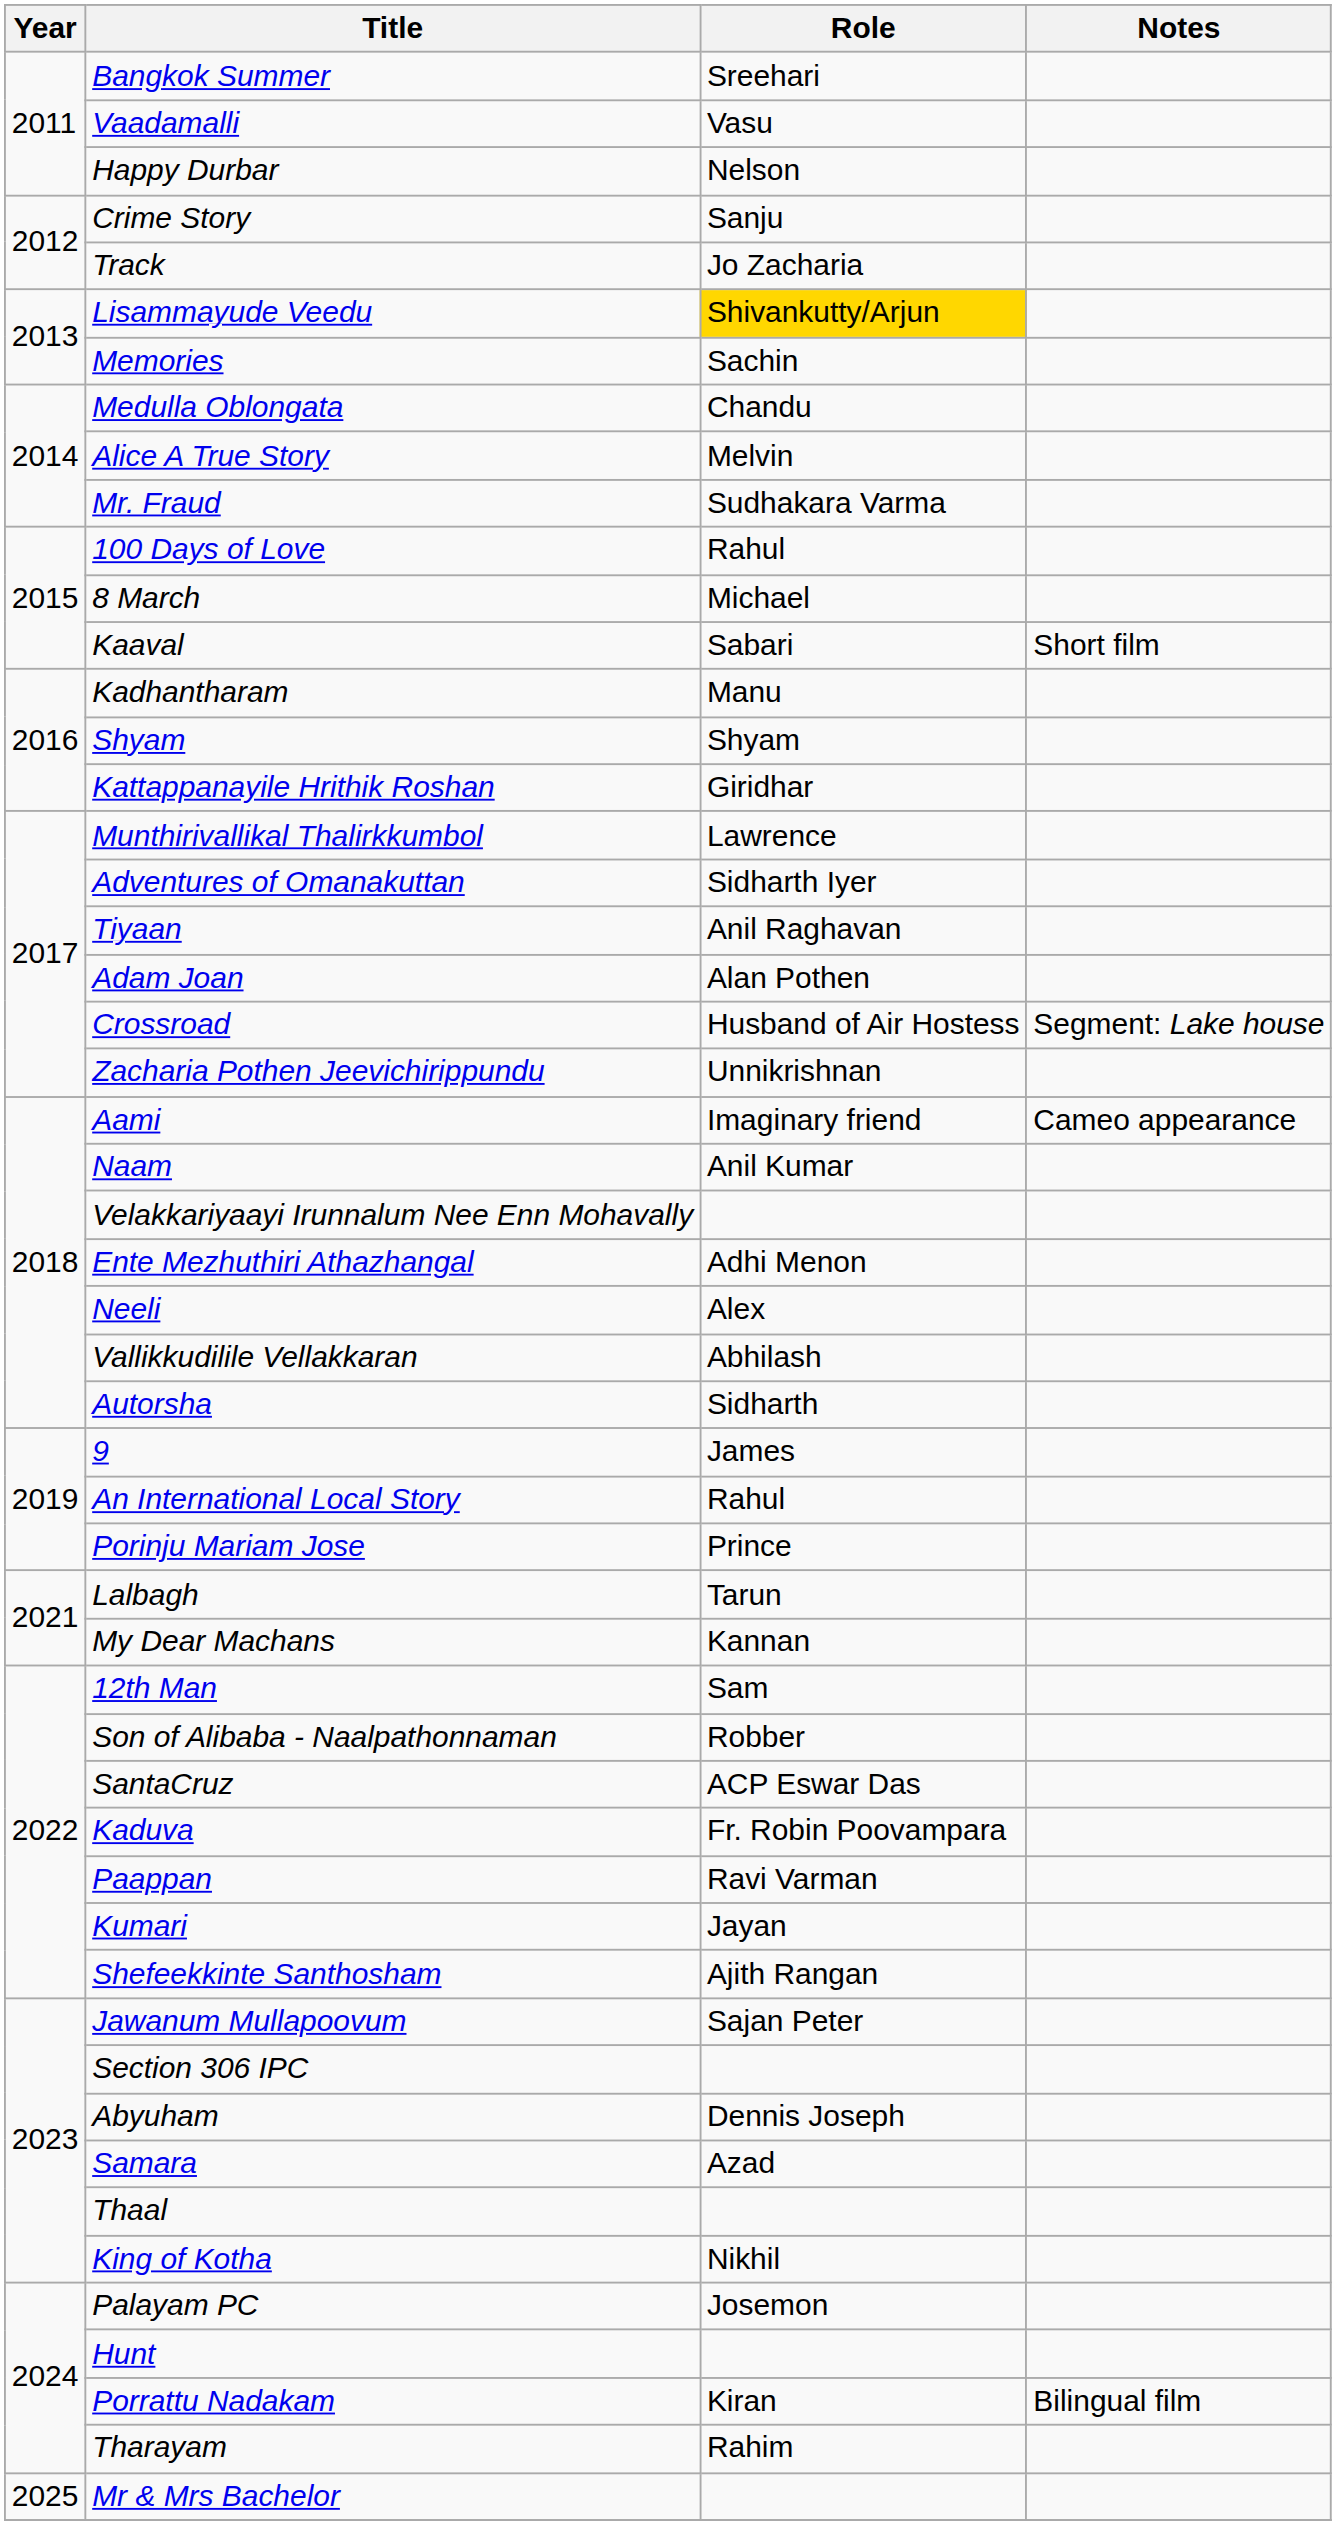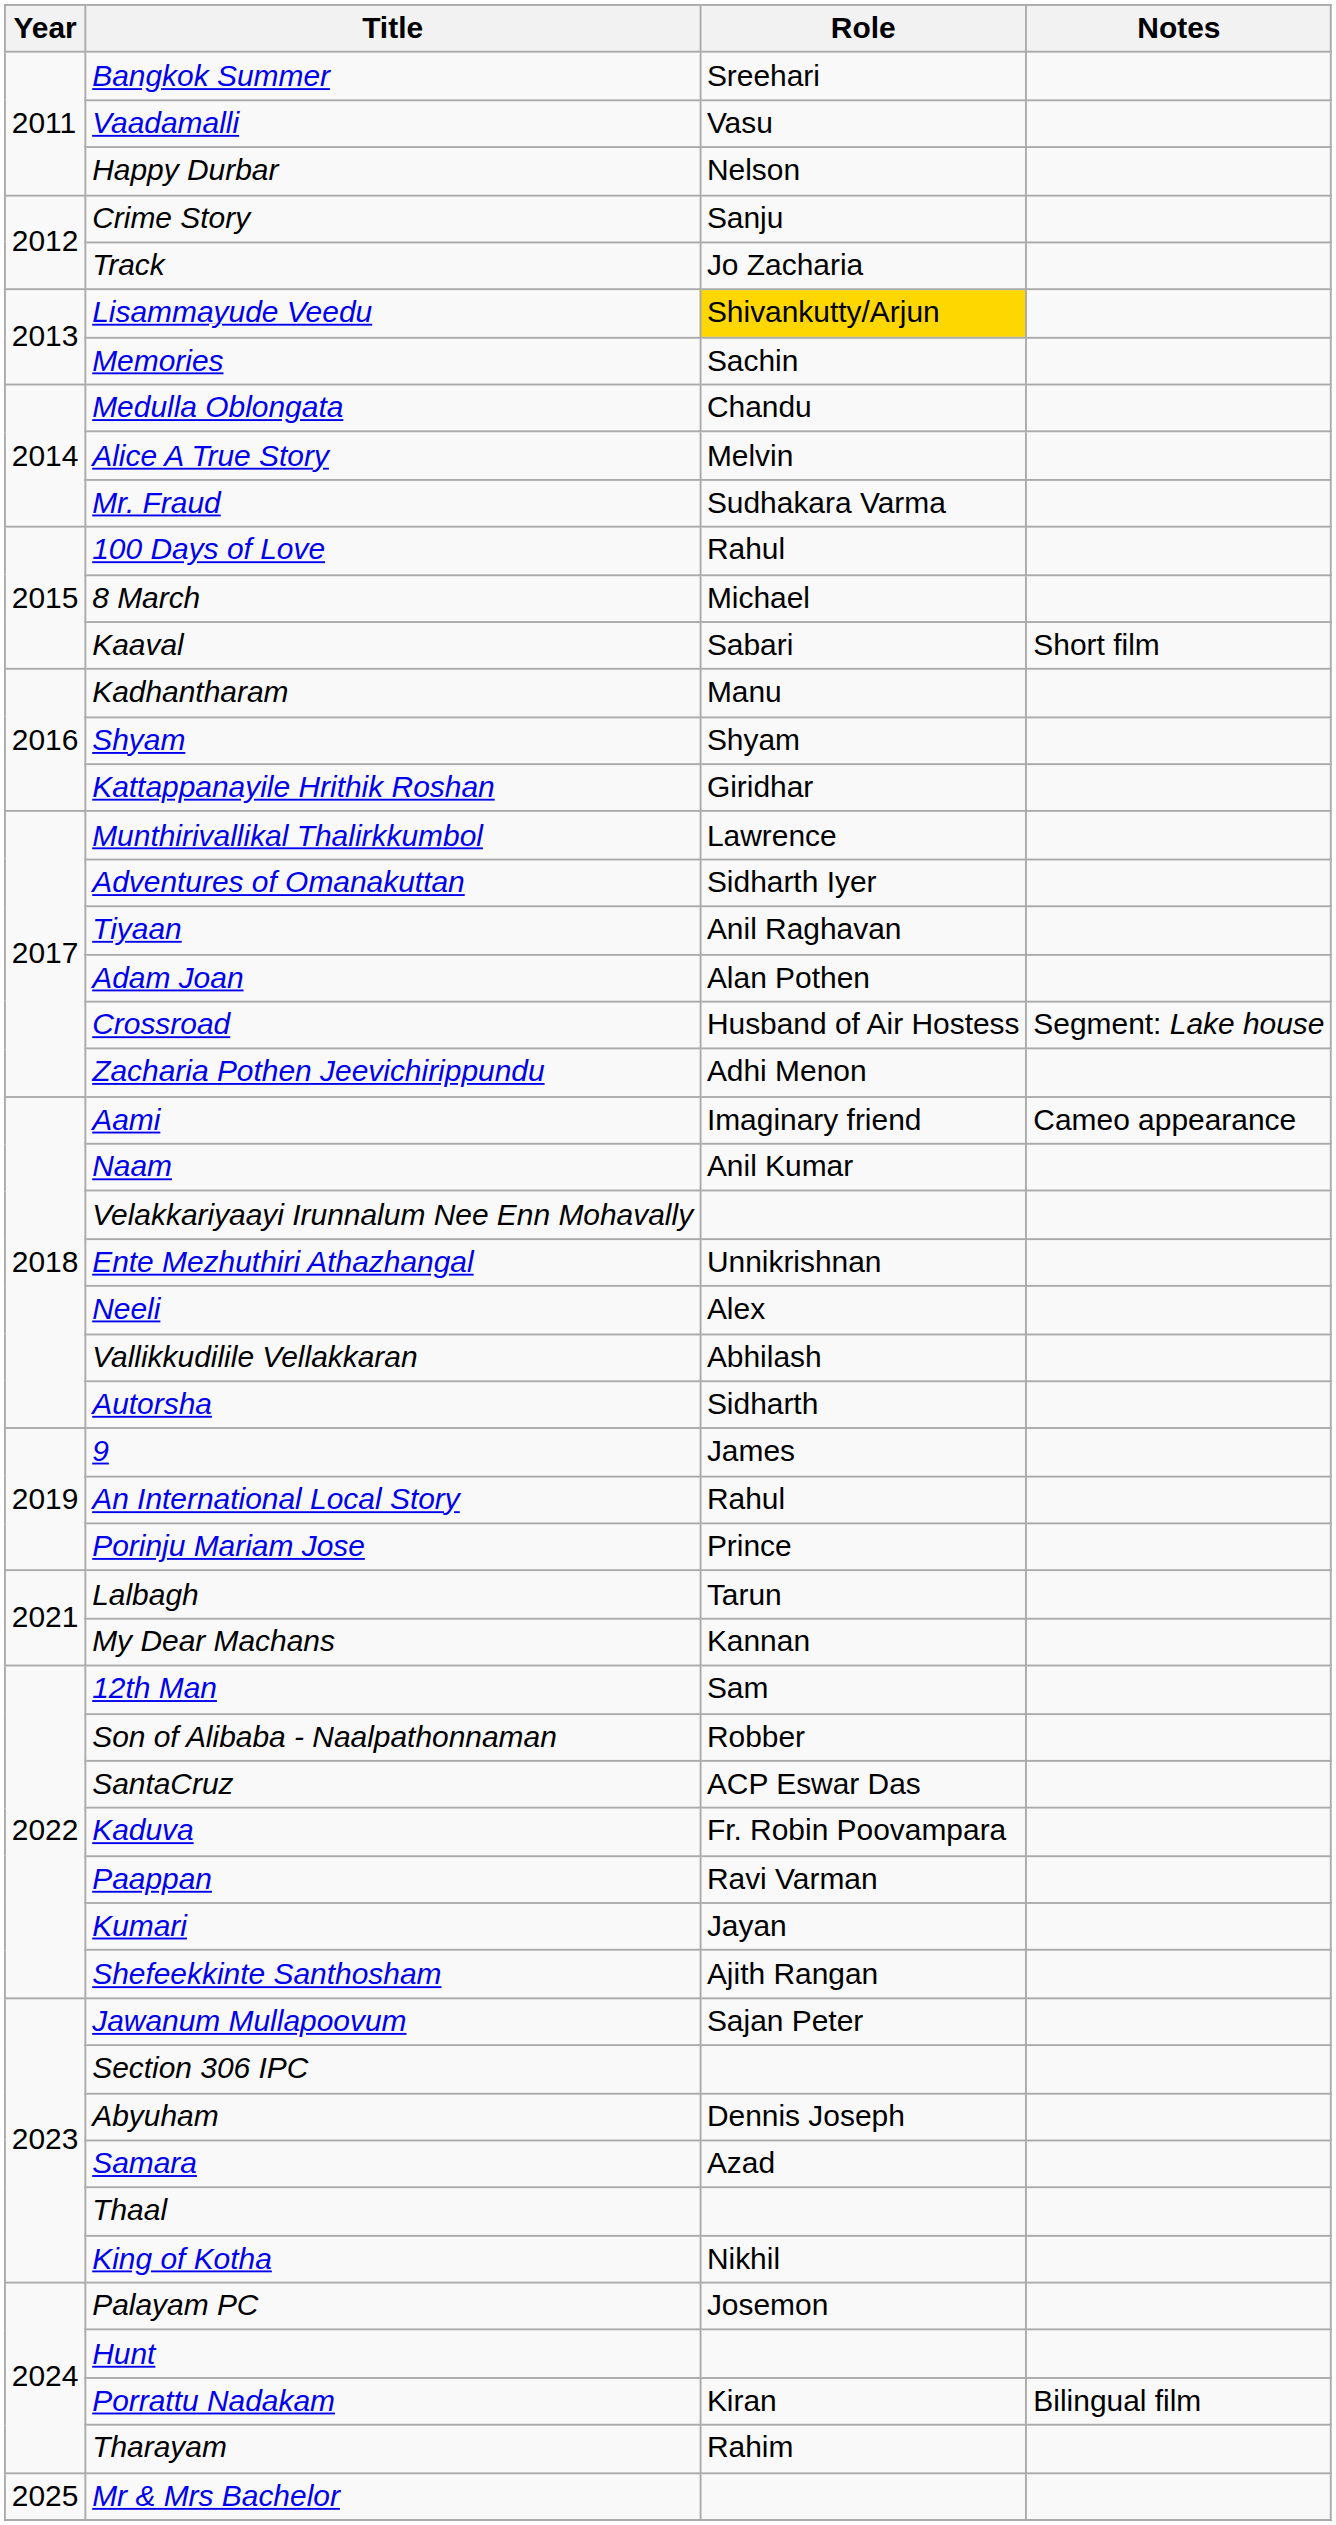(794, 1072) Unnikrishnan -> (787, 1072) Adhi Menon
(787, 1261) Adhi Menon -> (794, 1261) Unnikrishnan
